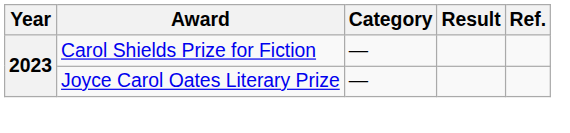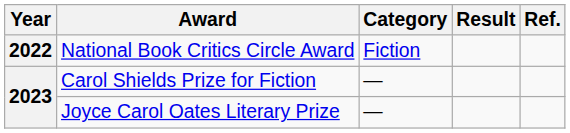+ row: (208, 50)
